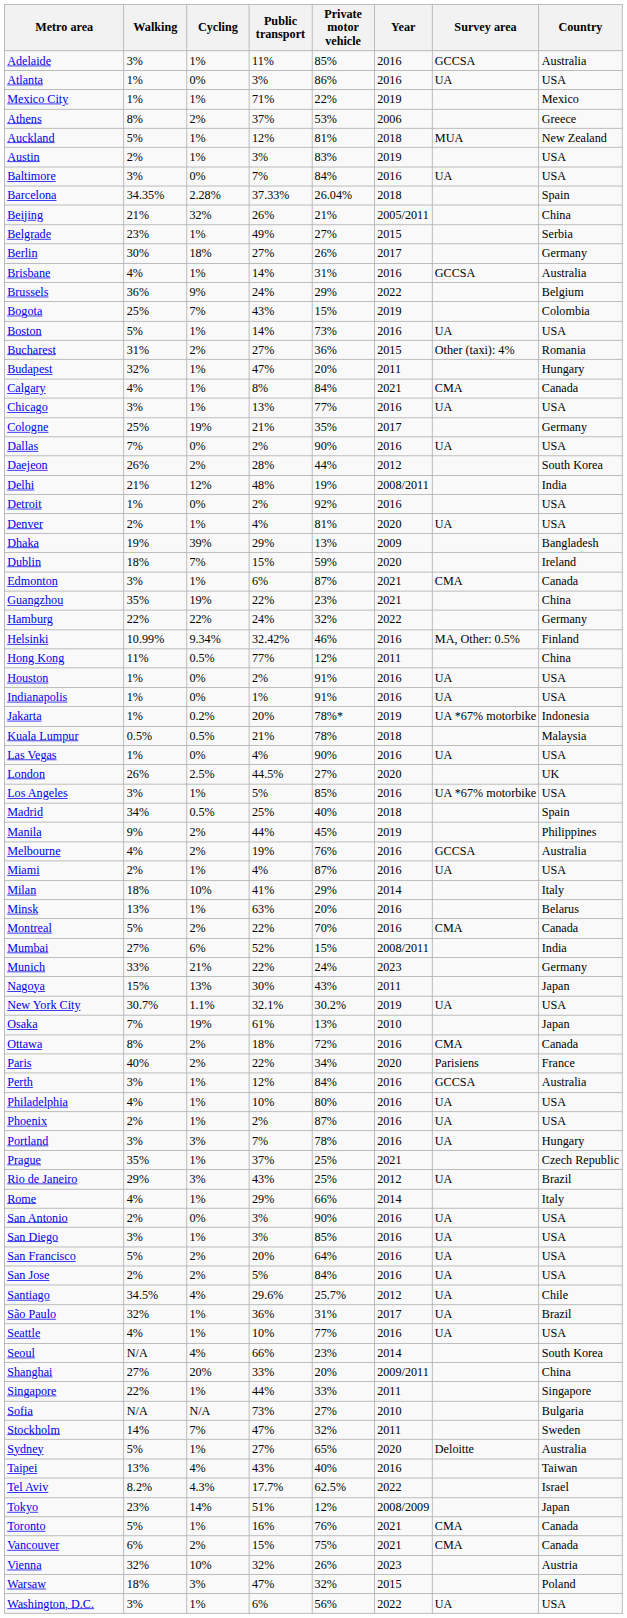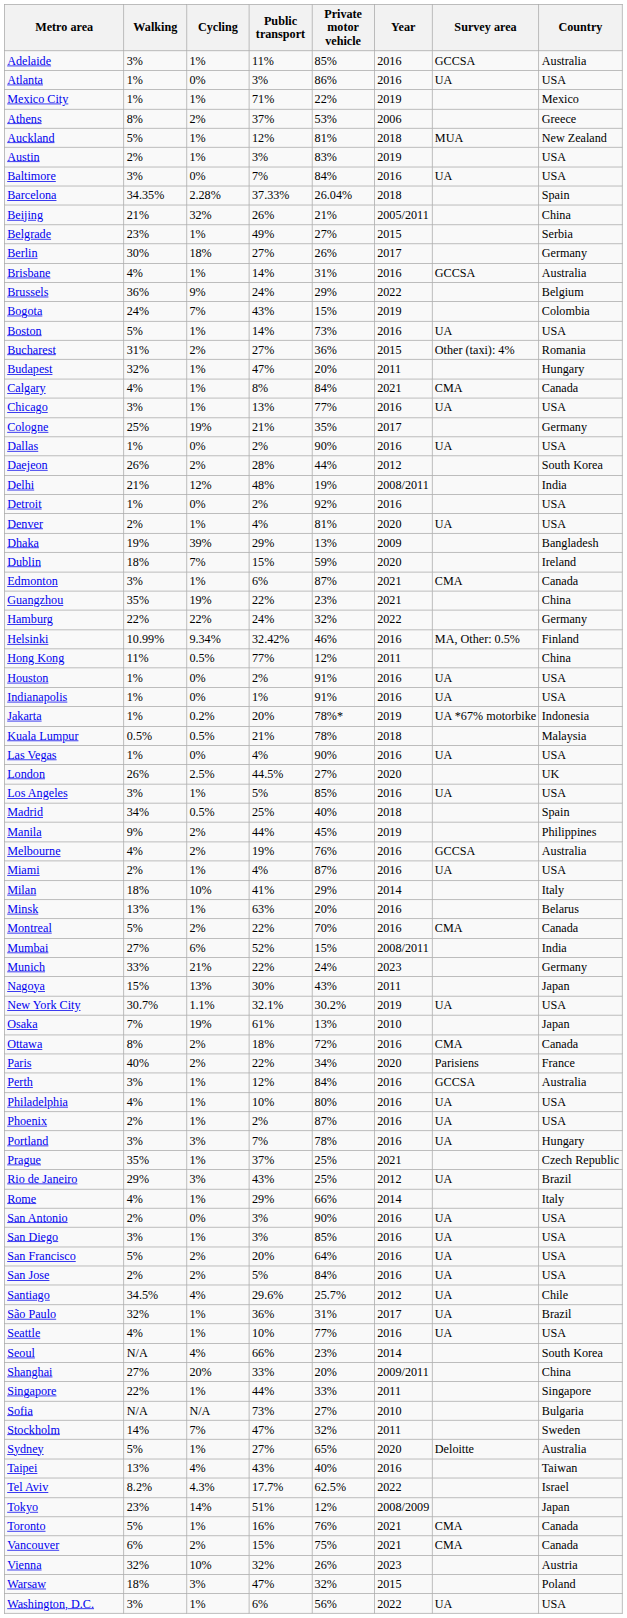(138, 311) 25% -> (138, 311) 24%
(135, 446) 7% -> (135, 446) 1%
(486, 793) UA *67% motorbike -> (444, 793) UA
